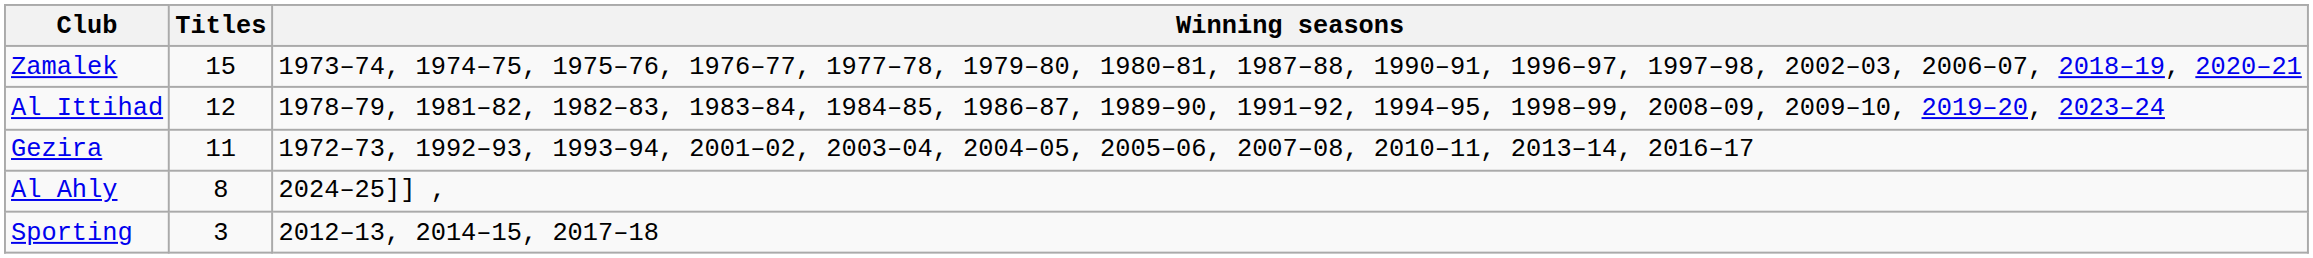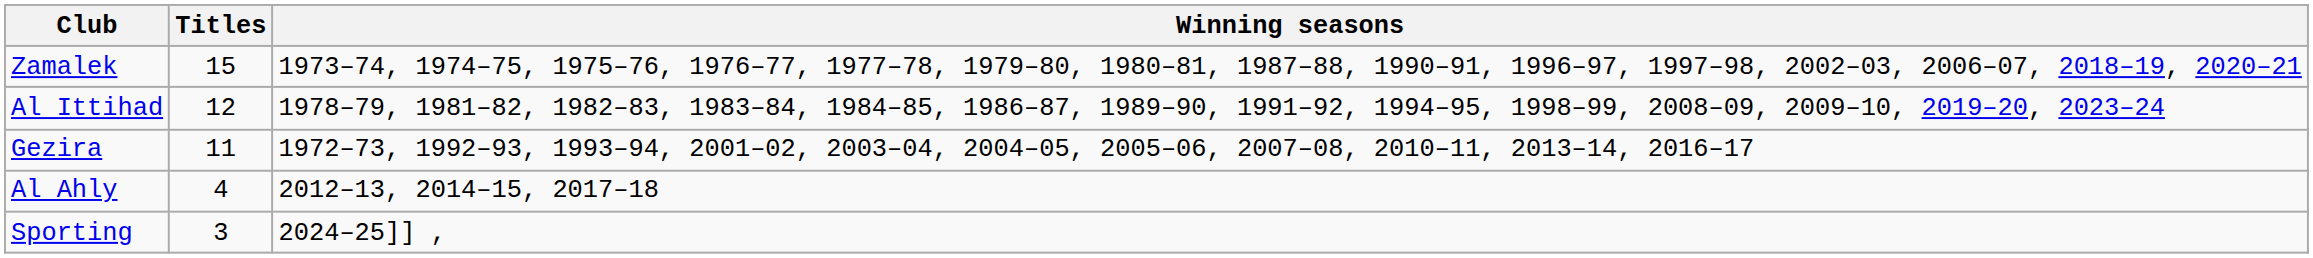(221, 191) 8 -> (221, 191) 4
(362, 191) 2024–25]] , -> (469, 191) 2012–13, 2014–15, 2017–18
(469, 232) 2012–13, 2014–15, 2017–18 -> (362, 232) 2024–25]] ,
